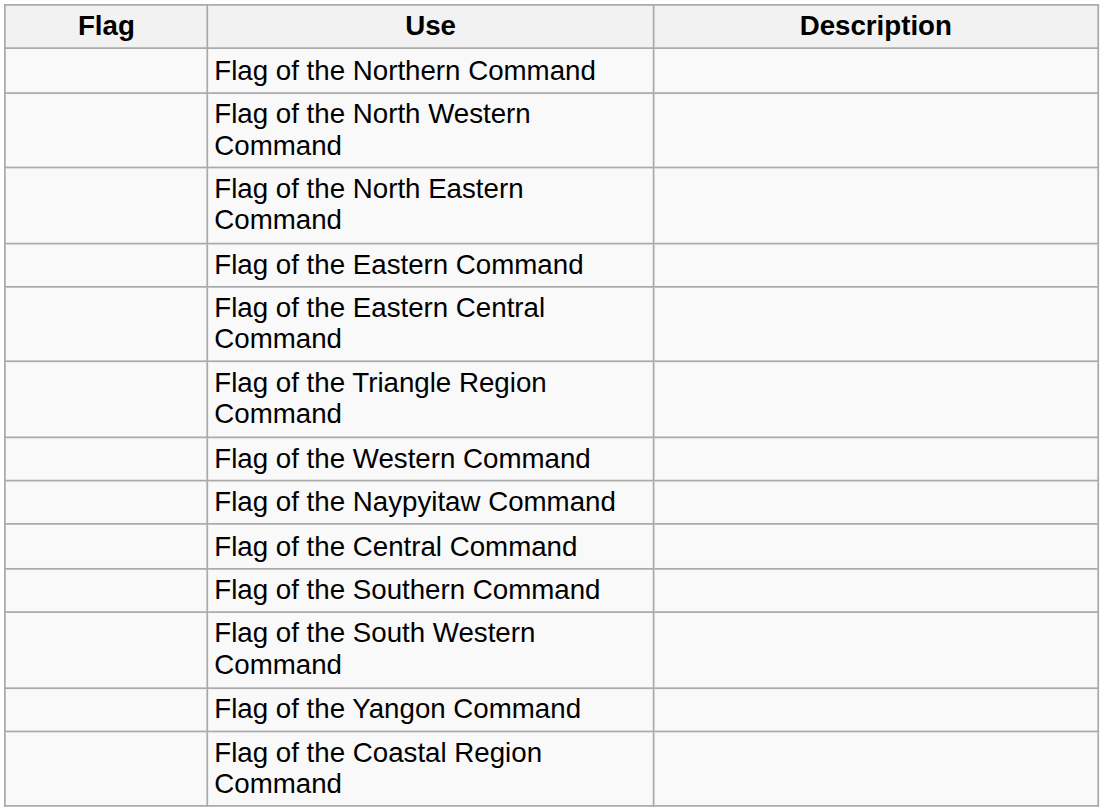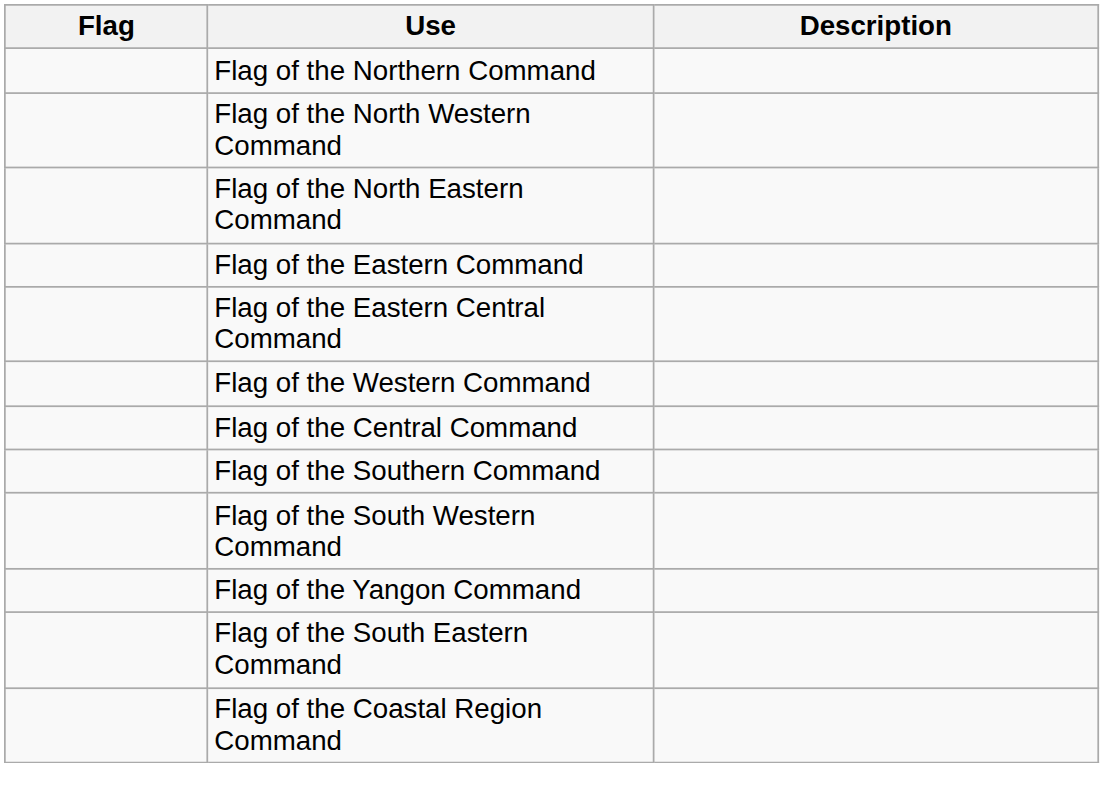- row: (380, 398)
- row: (415, 502)
+ row: (371, 649)
